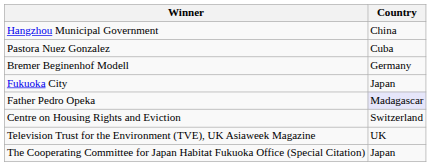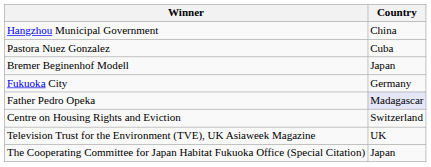(391, 65) Germany -> (383, 65) Japan
(383, 83) Japan -> (391, 83) Germany
